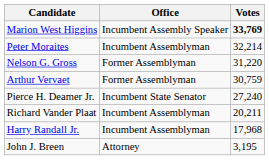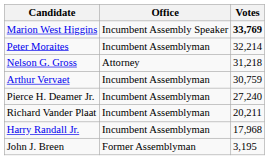(149, 63) Former Assemblyman -> (121, 63) Attorney
(248, 63) 31,220 -> (248, 63) 31,218
(149, 79) Former Assemblyman -> (156, 79) Incumbent Assemblyman
(154, 96) Incumbent State Senator -> (156, 96) Incumbent Assemblyman
(121, 146) Attorney -> (149, 146) Former Assemblyman
